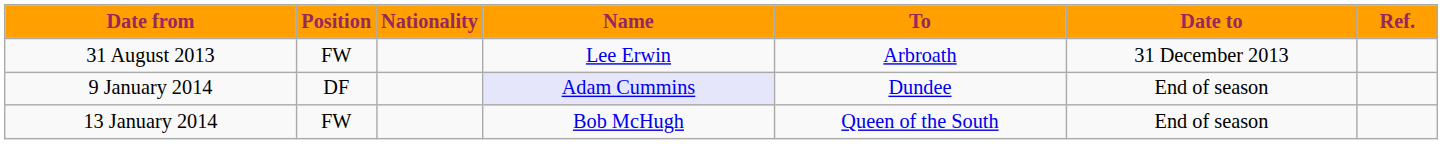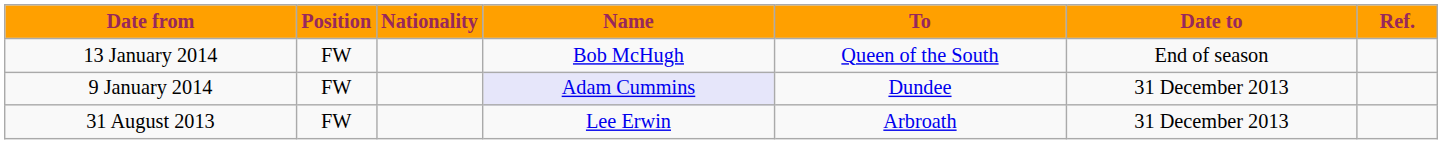rows swapped: (150, 55) <-> (150, 122)
(336, 88) DF -> (336, 88) FW
(1211, 88) End of season -> (1212, 88) 31 December 2013
